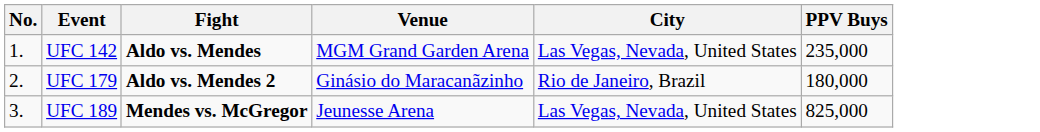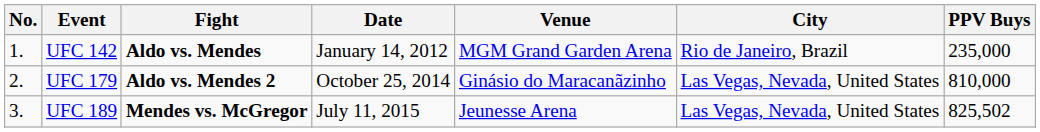+ column: (383, 19)
(667, 50) Las Vegas, Nevada, United States -> (764, 50) Rio de Janeiro, Brazil
(622, 80) Rio de Janeiro, Brazil -> (810, 80) Las Vegas, Nevada, United States
(837, 80) 180,000 -> (979, 80) 810,000
(837, 111) 825,000 -> (979, 111) 825,502
